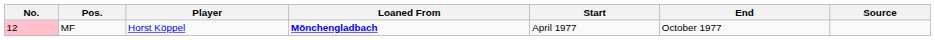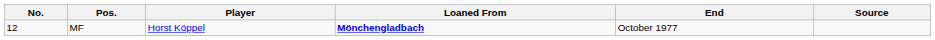- column: (595, 12)
(12, 28) pink background -> (12, 28) no background
